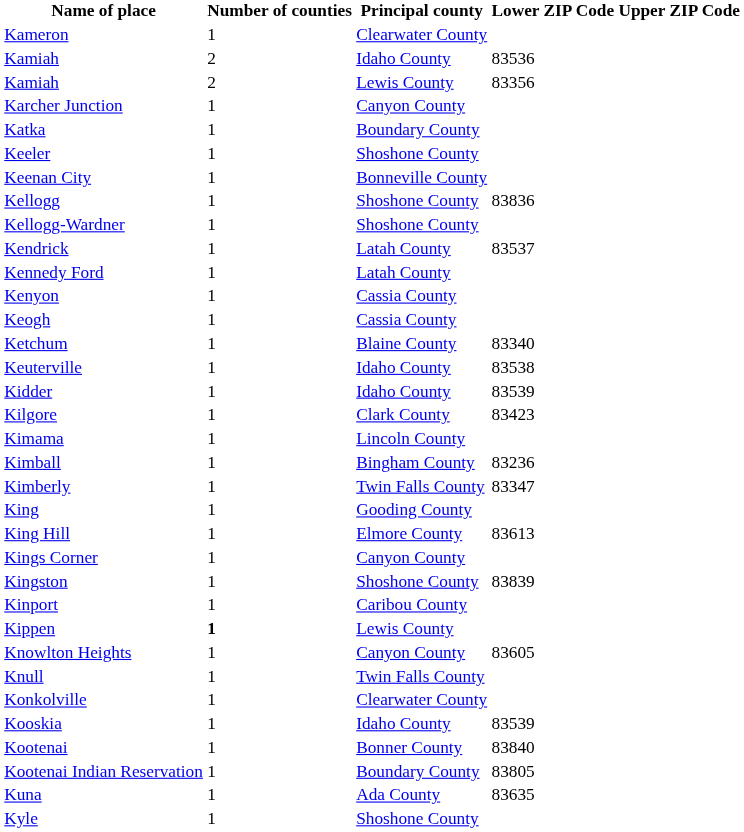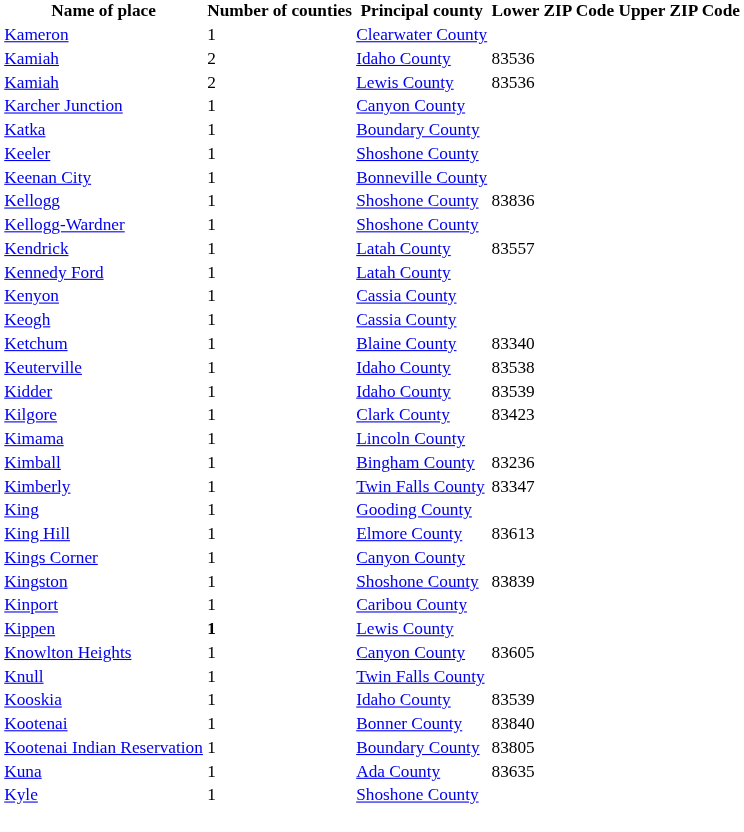(513, 82) 83356 -> (513, 82) 83536
(513, 248) 83537 -> (513, 248) 83557
- row: (46, 699)
